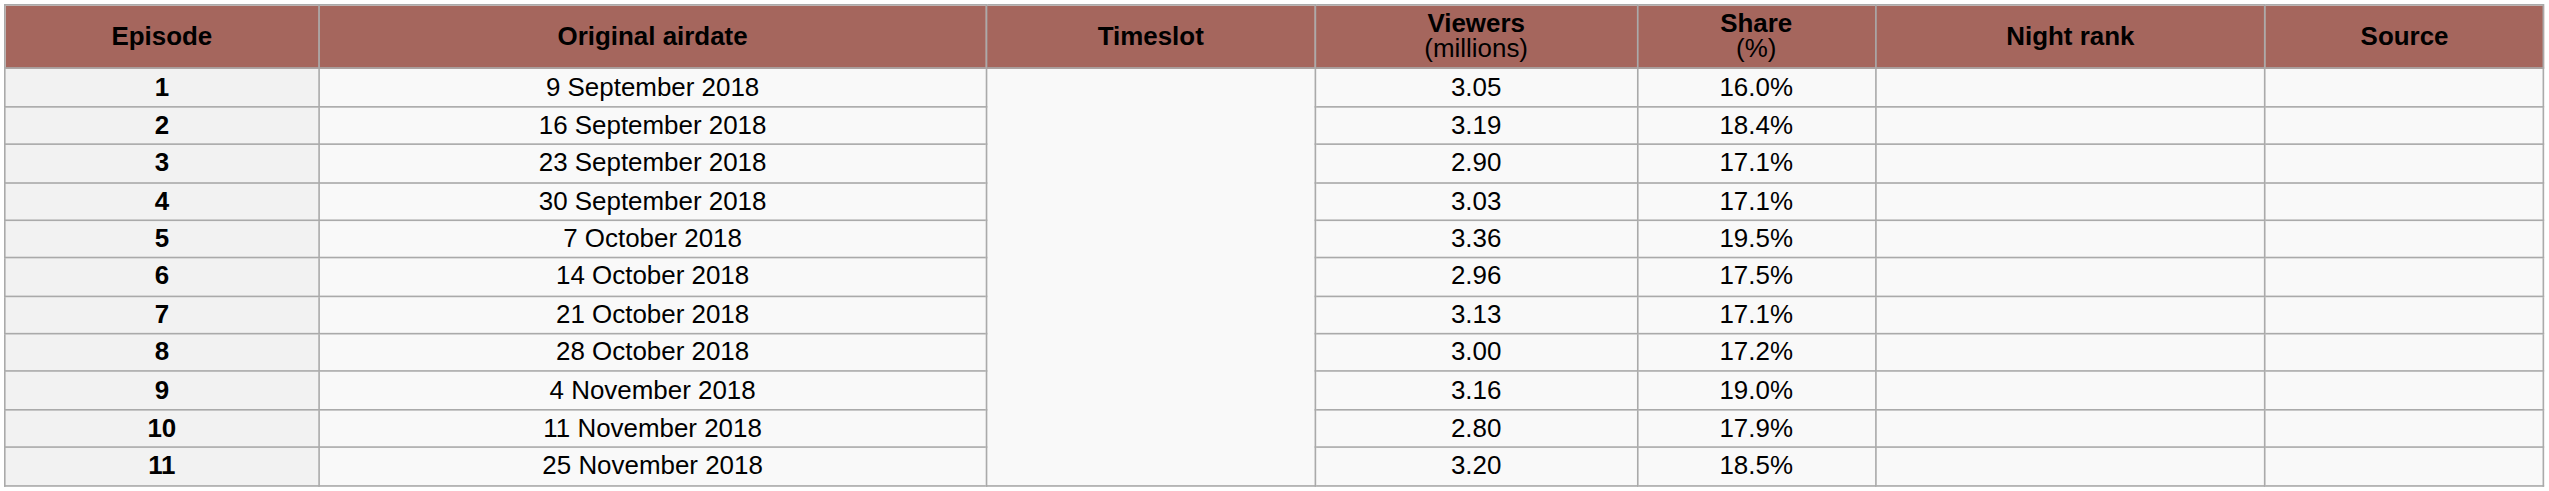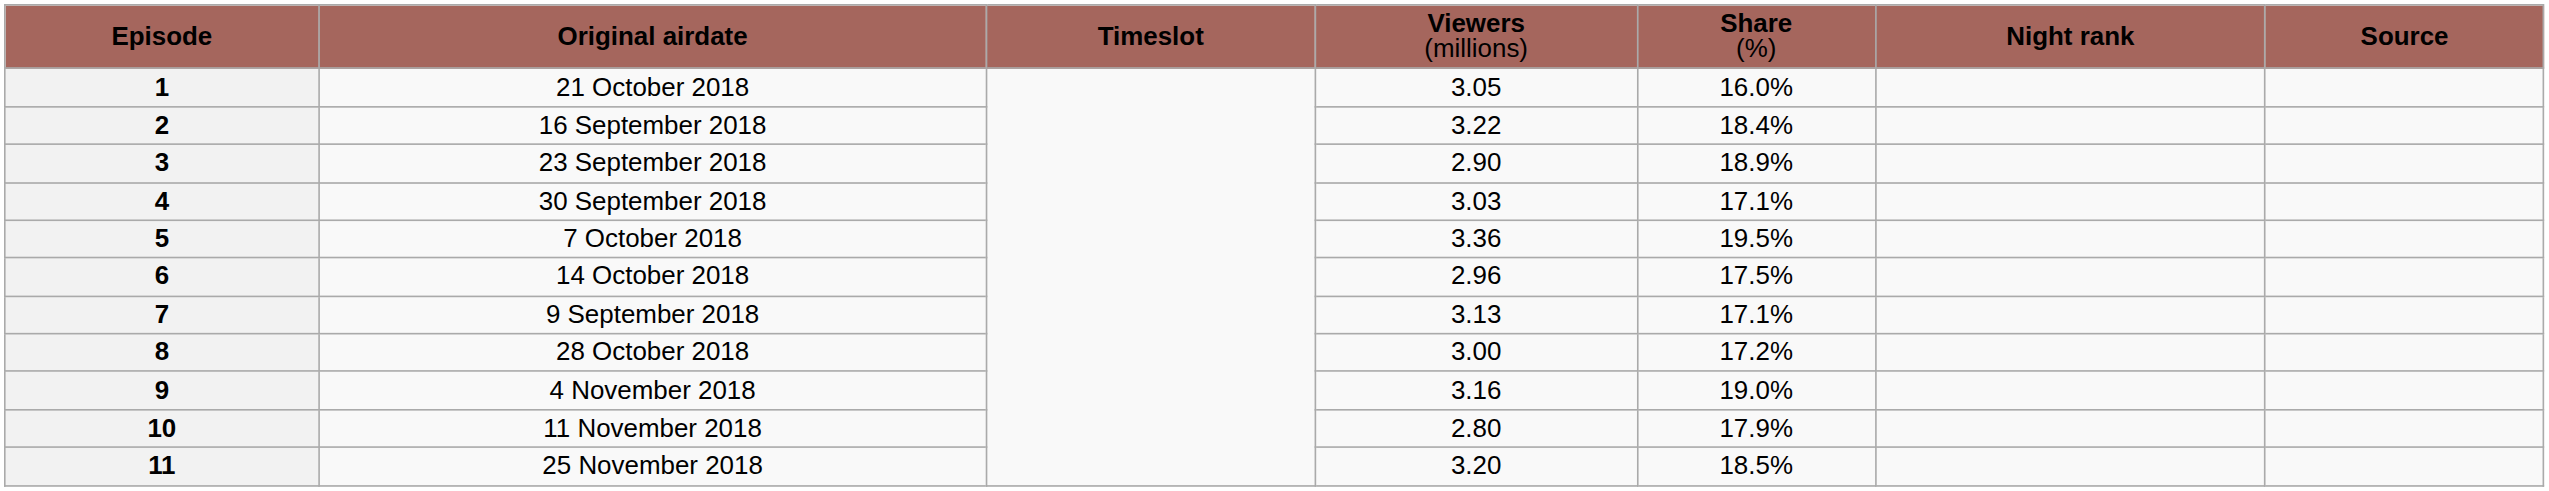(653, 87) 9 September 2018 -> (653, 87) 21 October 2018
(1476, 125) 3.19 -> (1476, 125) 3.22
(1756, 162) 17.1% -> (1756, 162) 18.9%
(653, 314) 21 October 2018 -> (653, 314) 9 September 2018
